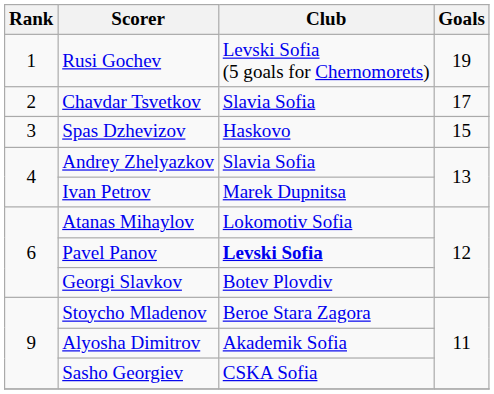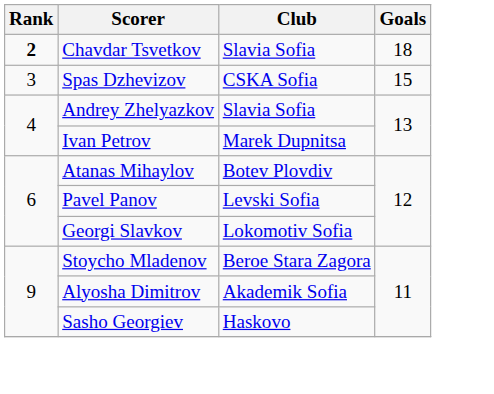- row: (112, 60)
(31, 101) normal -> (31, 49) bold
(462, 101) 17 -> (403, 49) 18
(257, 131) Haskovo -> (270, 79) CSKA Sofia
(288, 222) Lokomotiv Sofia -> (277, 170) Botev Plovdiv
(273, 252) bold -> (271, 200) normal
(277, 282) Botev Plovdiv -> (288, 230) Lokomotiv Sofia
(270, 373) CSKA Sofia -> (257, 321) Haskovo
